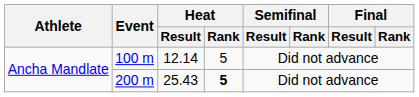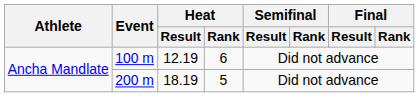(181, 59) 12.14 -> (181, 59) 12.19
(223, 59) 5 -> (223, 59) 6
(181, 81) 25.43 -> (181, 81) 18.19
(223, 81) bold -> (223, 81) normal
